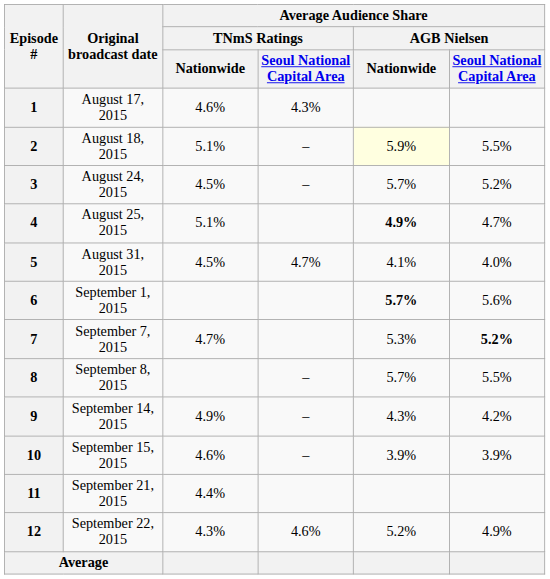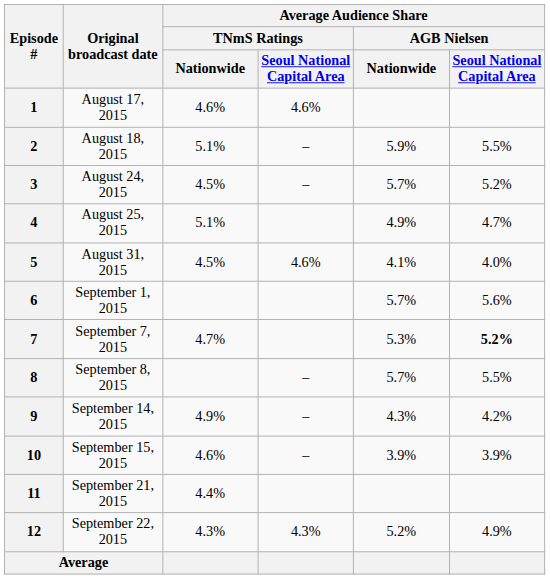(306, 107) 4.3% -> (306, 107) 4.6%
(401, 146) lightyellow background -> (401, 146) no background
(401, 223) bold -> (401, 223) normal
(306, 261) 4.7% -> (306, 261) 4.6%
(401, 300) bold -> (401, 300) normal
(306, 532) 4.6% -> (306, 532) 4.3%
